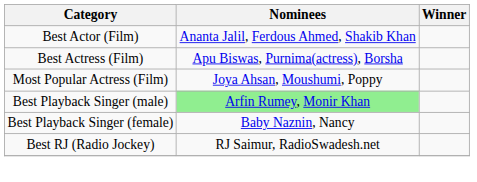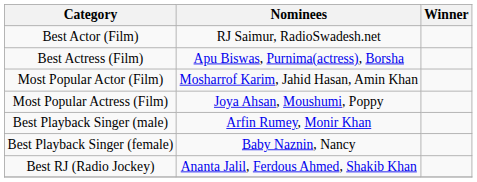(298, 36) Ananta Jalil, Ferdous Ahmed, Shakib Khan -> (299, 36) RJ Saimur, RadioSwadesh.net
+ row: (90, 79)
(298, 101) lightgreen background -> (299, 123) no background
(298, 144) RJ Saimur, RadioSwadesh.net -> (299, 166) Ananta Jalil, Ferdous Ahmed, Shakib Khan
